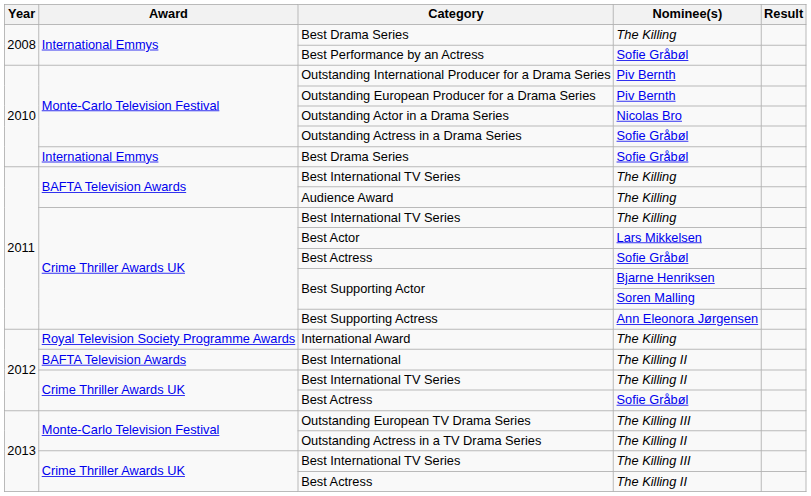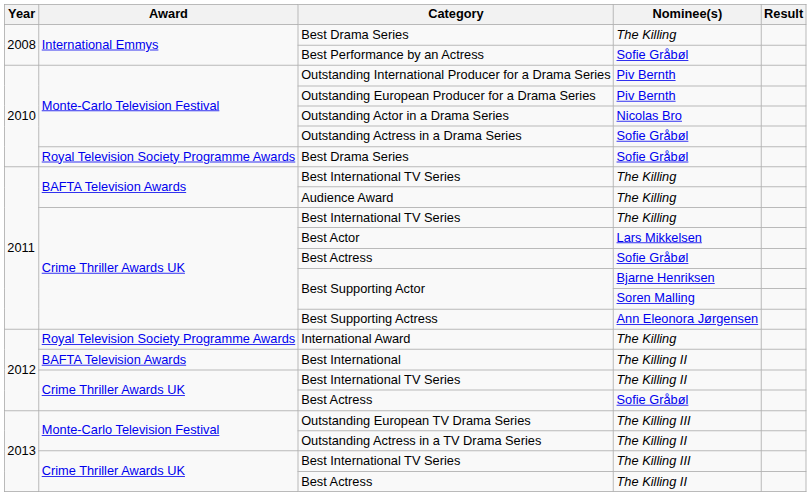(100, 156) International Emmys -> (168, 156) Royal Television Society Programme Awards
